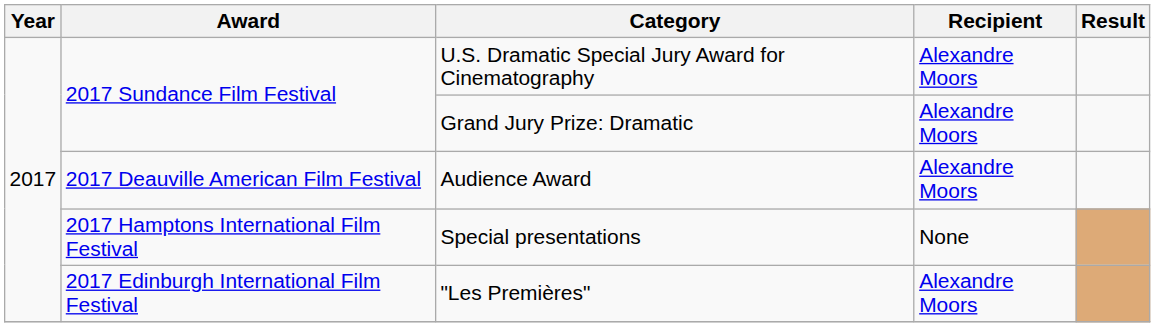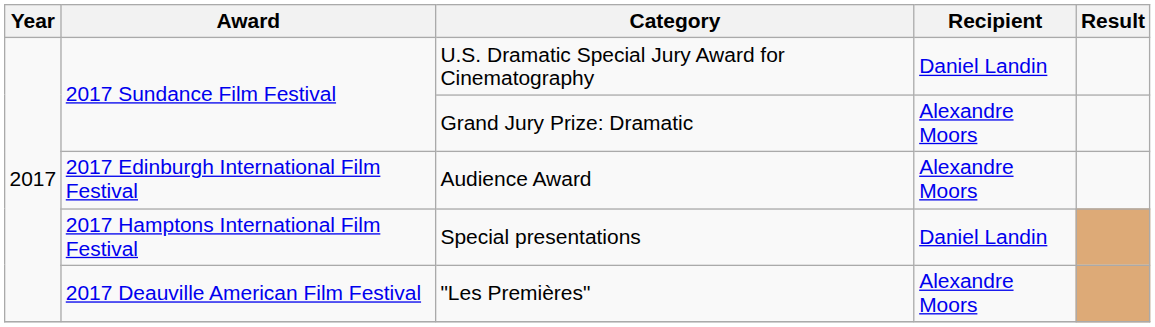(966, 66) Alexandre Moors -> (983, 66) Daniel Landin
(243, 179) 2017 Deauville American Film Festival -> (223, 179) 2017 Edinburgh International Film Festival
(944, 236) None -> (983, 236) Daniel Landin
(223, 293) 2017 Edinburgh International Film Festival -> (243, 293) 2017 Deauville American Film Festival
